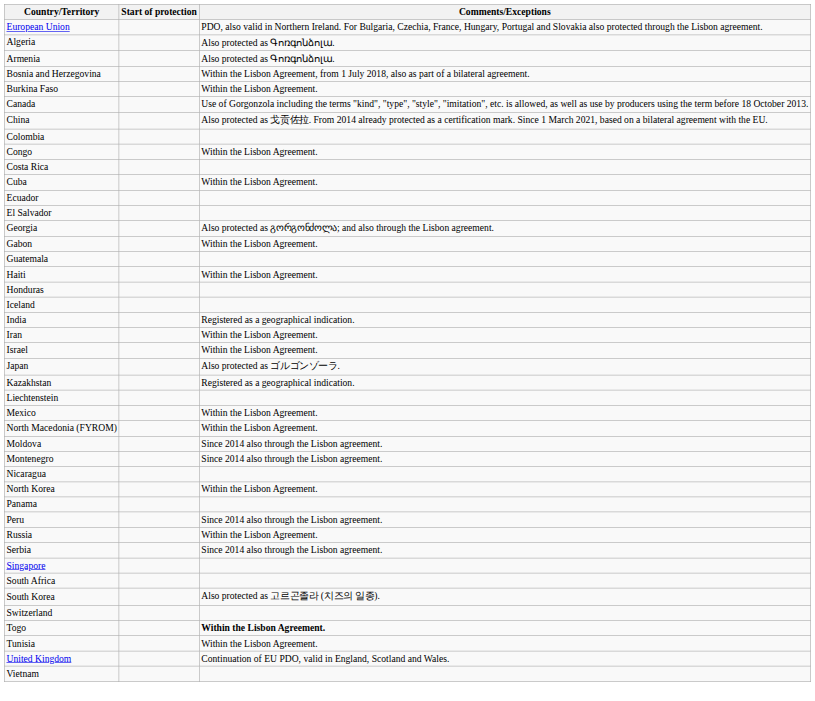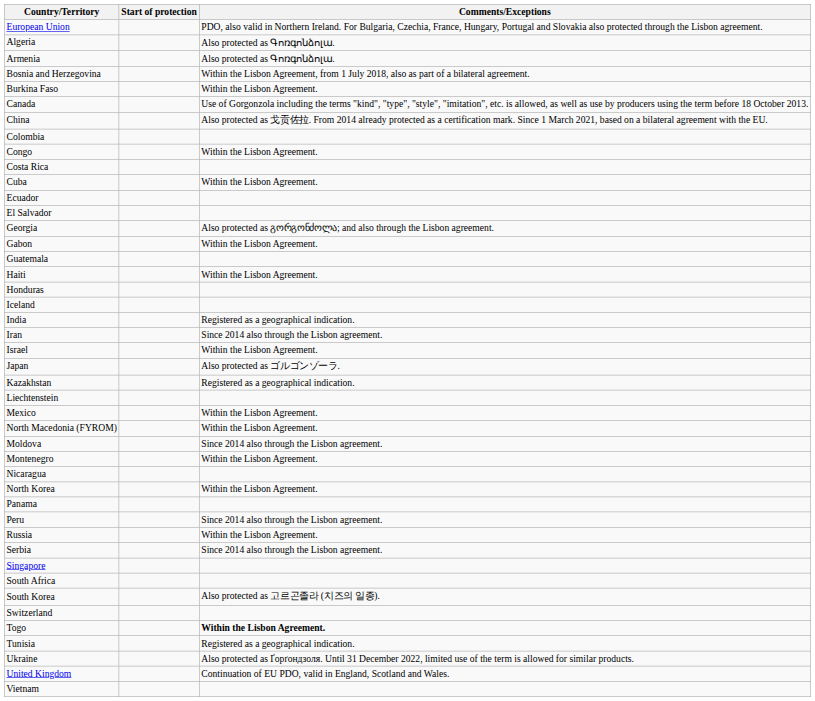(259, 335) Within the Lisbon Agreement. -> (292, 335) Since 2014 also through the Lisbon agreement.
(292, 459) Since 2014 also through the Lisbon agreement. -> (259, 459) Within the Lisbon Agreement.
(259, 643) Within the Lisbon Agreement. -> (278, 643) Registered as a geographical indication.
+ row: (22, 658)
